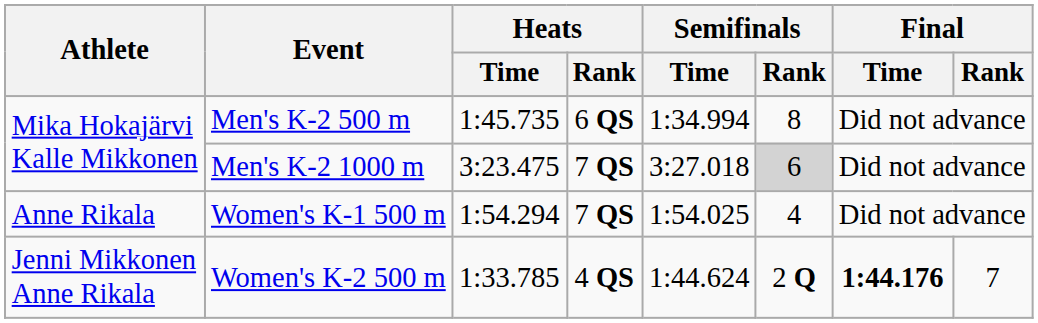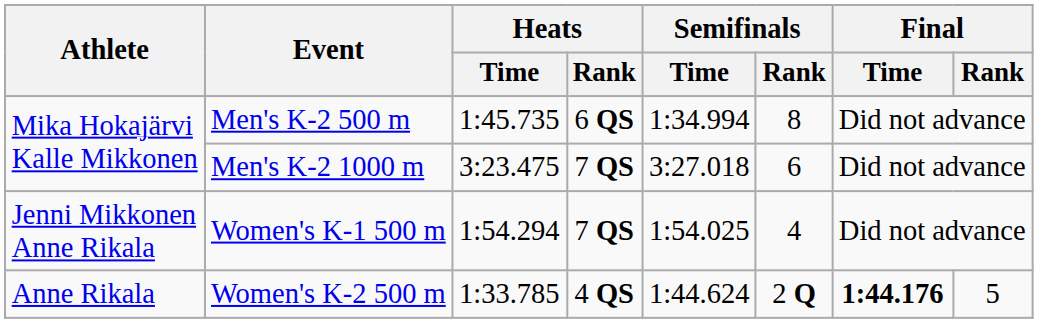(794, 166) lightgrey background -> (794, 166) no background
(83, 213) Anne Rikala -> (104, 230) Jenni Mikkonen Anne Rikala
(104, 277) Jenni Mikkonen Anne Rikala -> (83, 294) Anne Rikala
(993, 277) 7 -> (993, 294) 5
